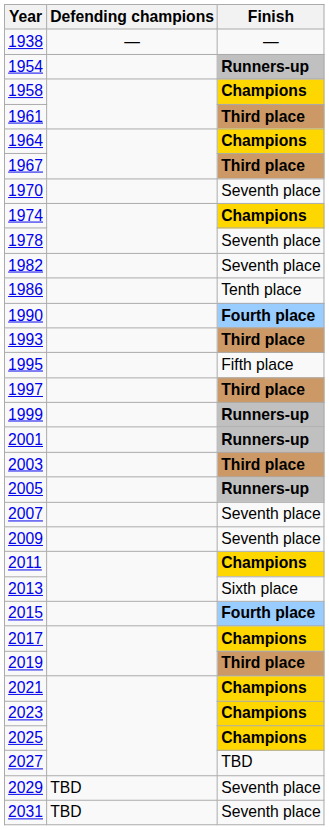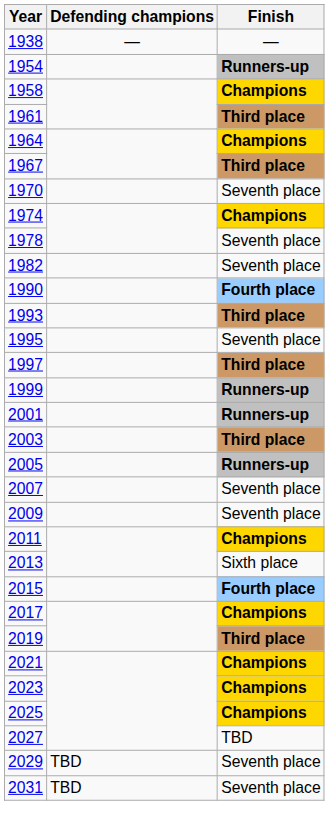- row: (26, 290)
(257, 365) Fifth place -> (271, 340) Seventh place
